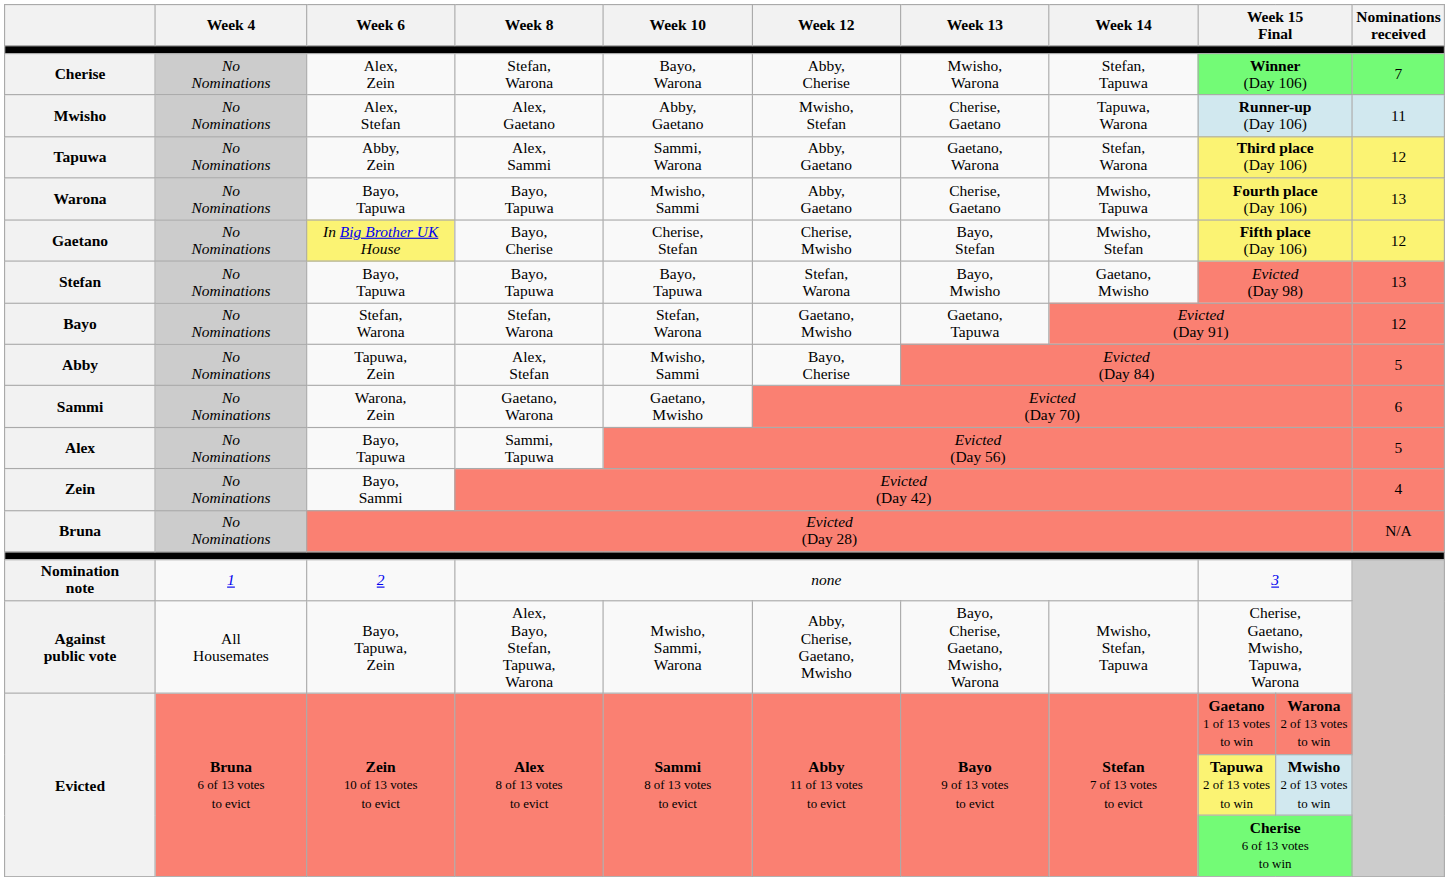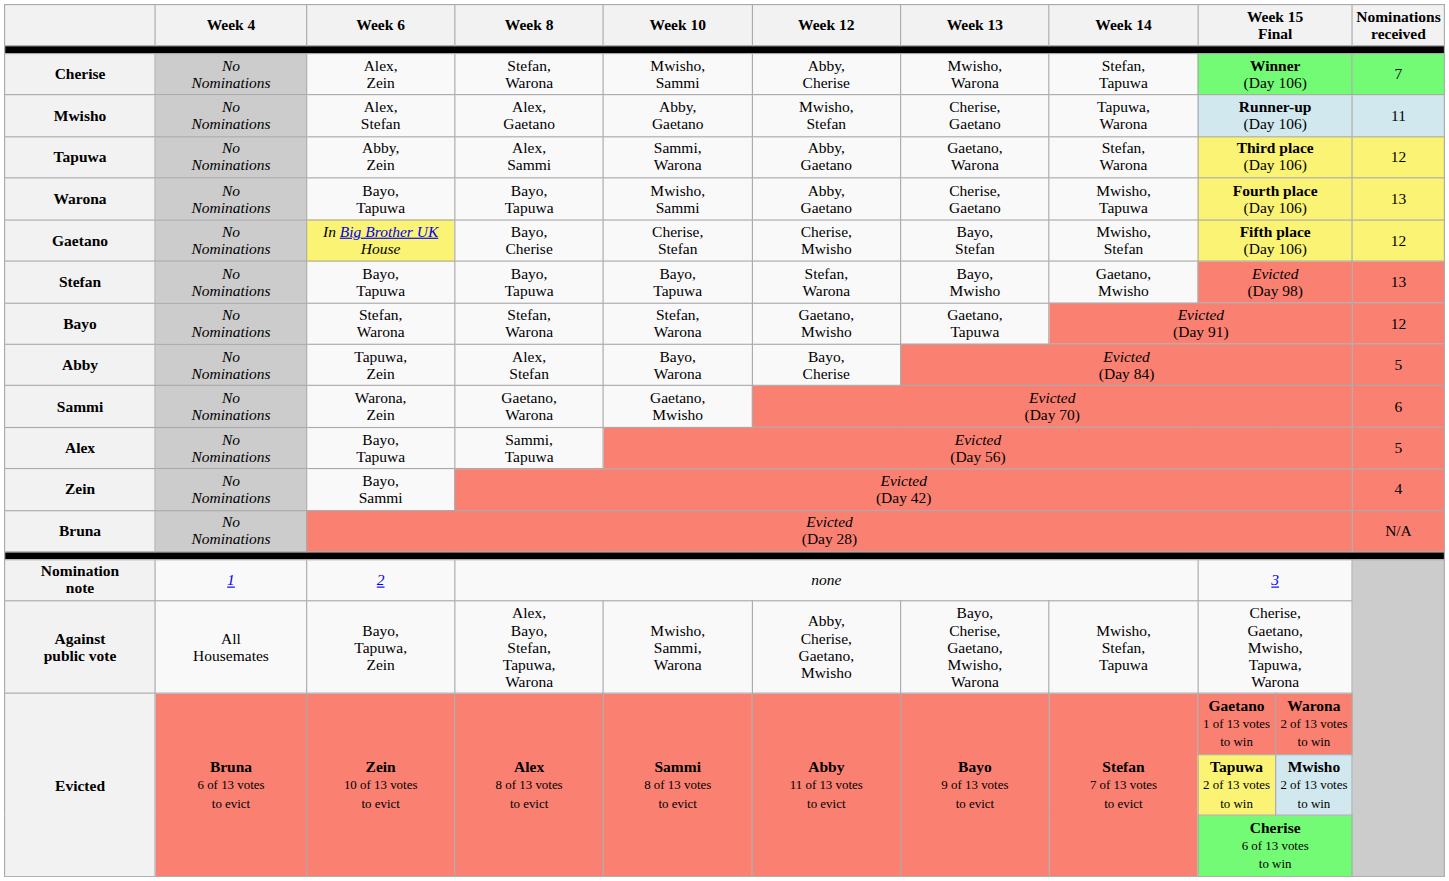(678, 74) Bayo, Warona -> (678, 74) Mwisho, Sammi
(678, 365) Mwisho, Sammi -> (678, 365) Bayo, Warona
